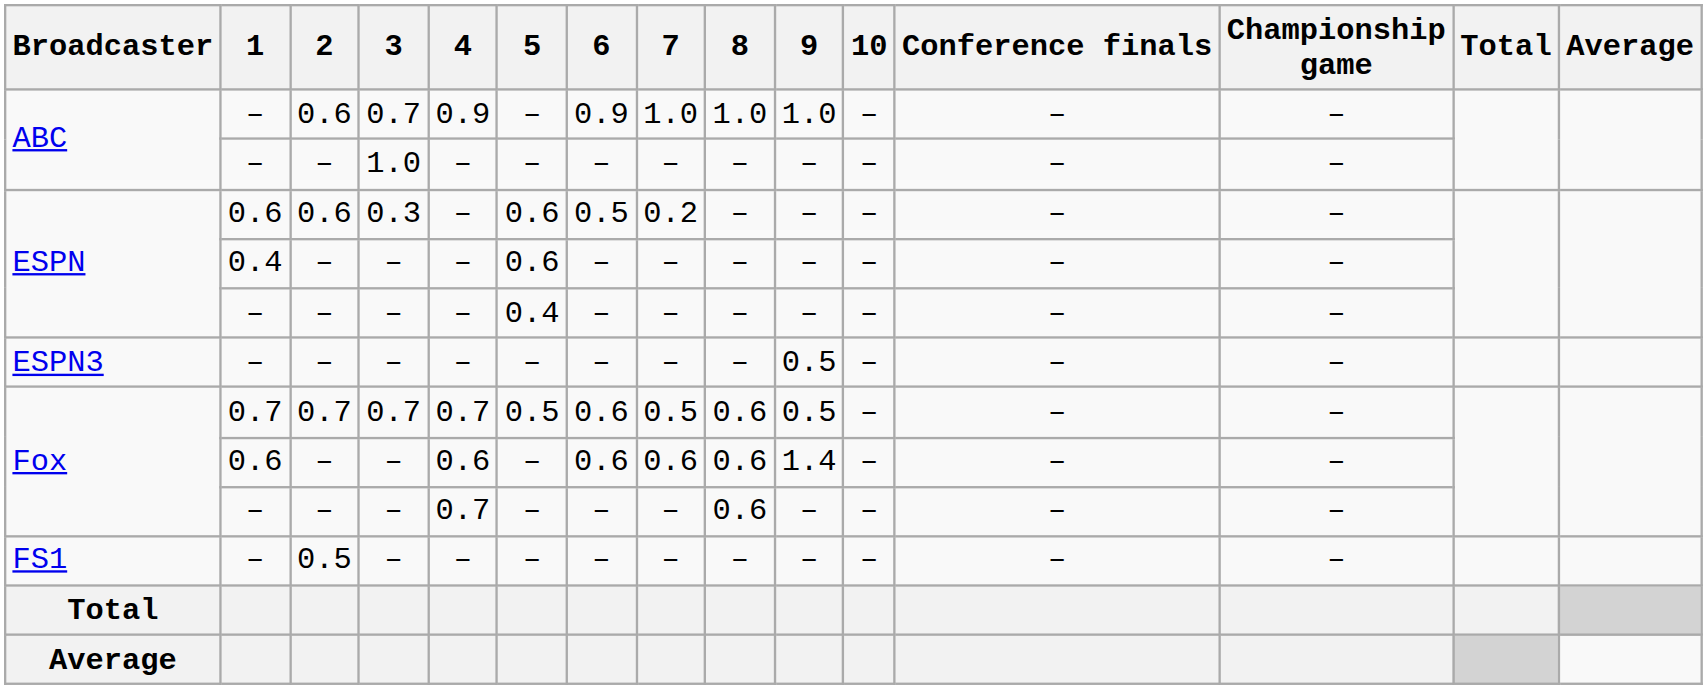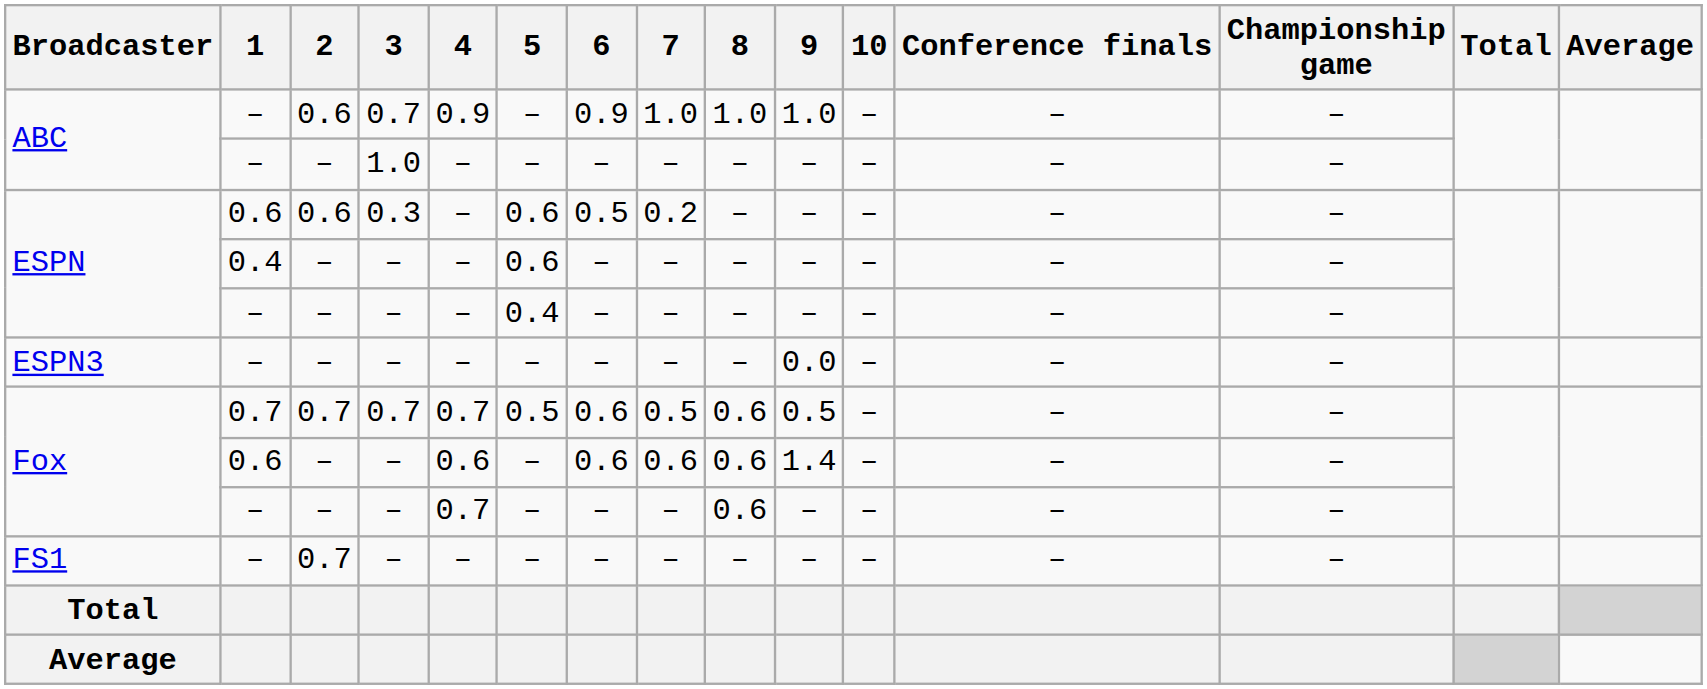(809, 363) 0.5 -> (809, 363) 0.0
(324, 561) 0.5 -> (324, 561) 0.7
